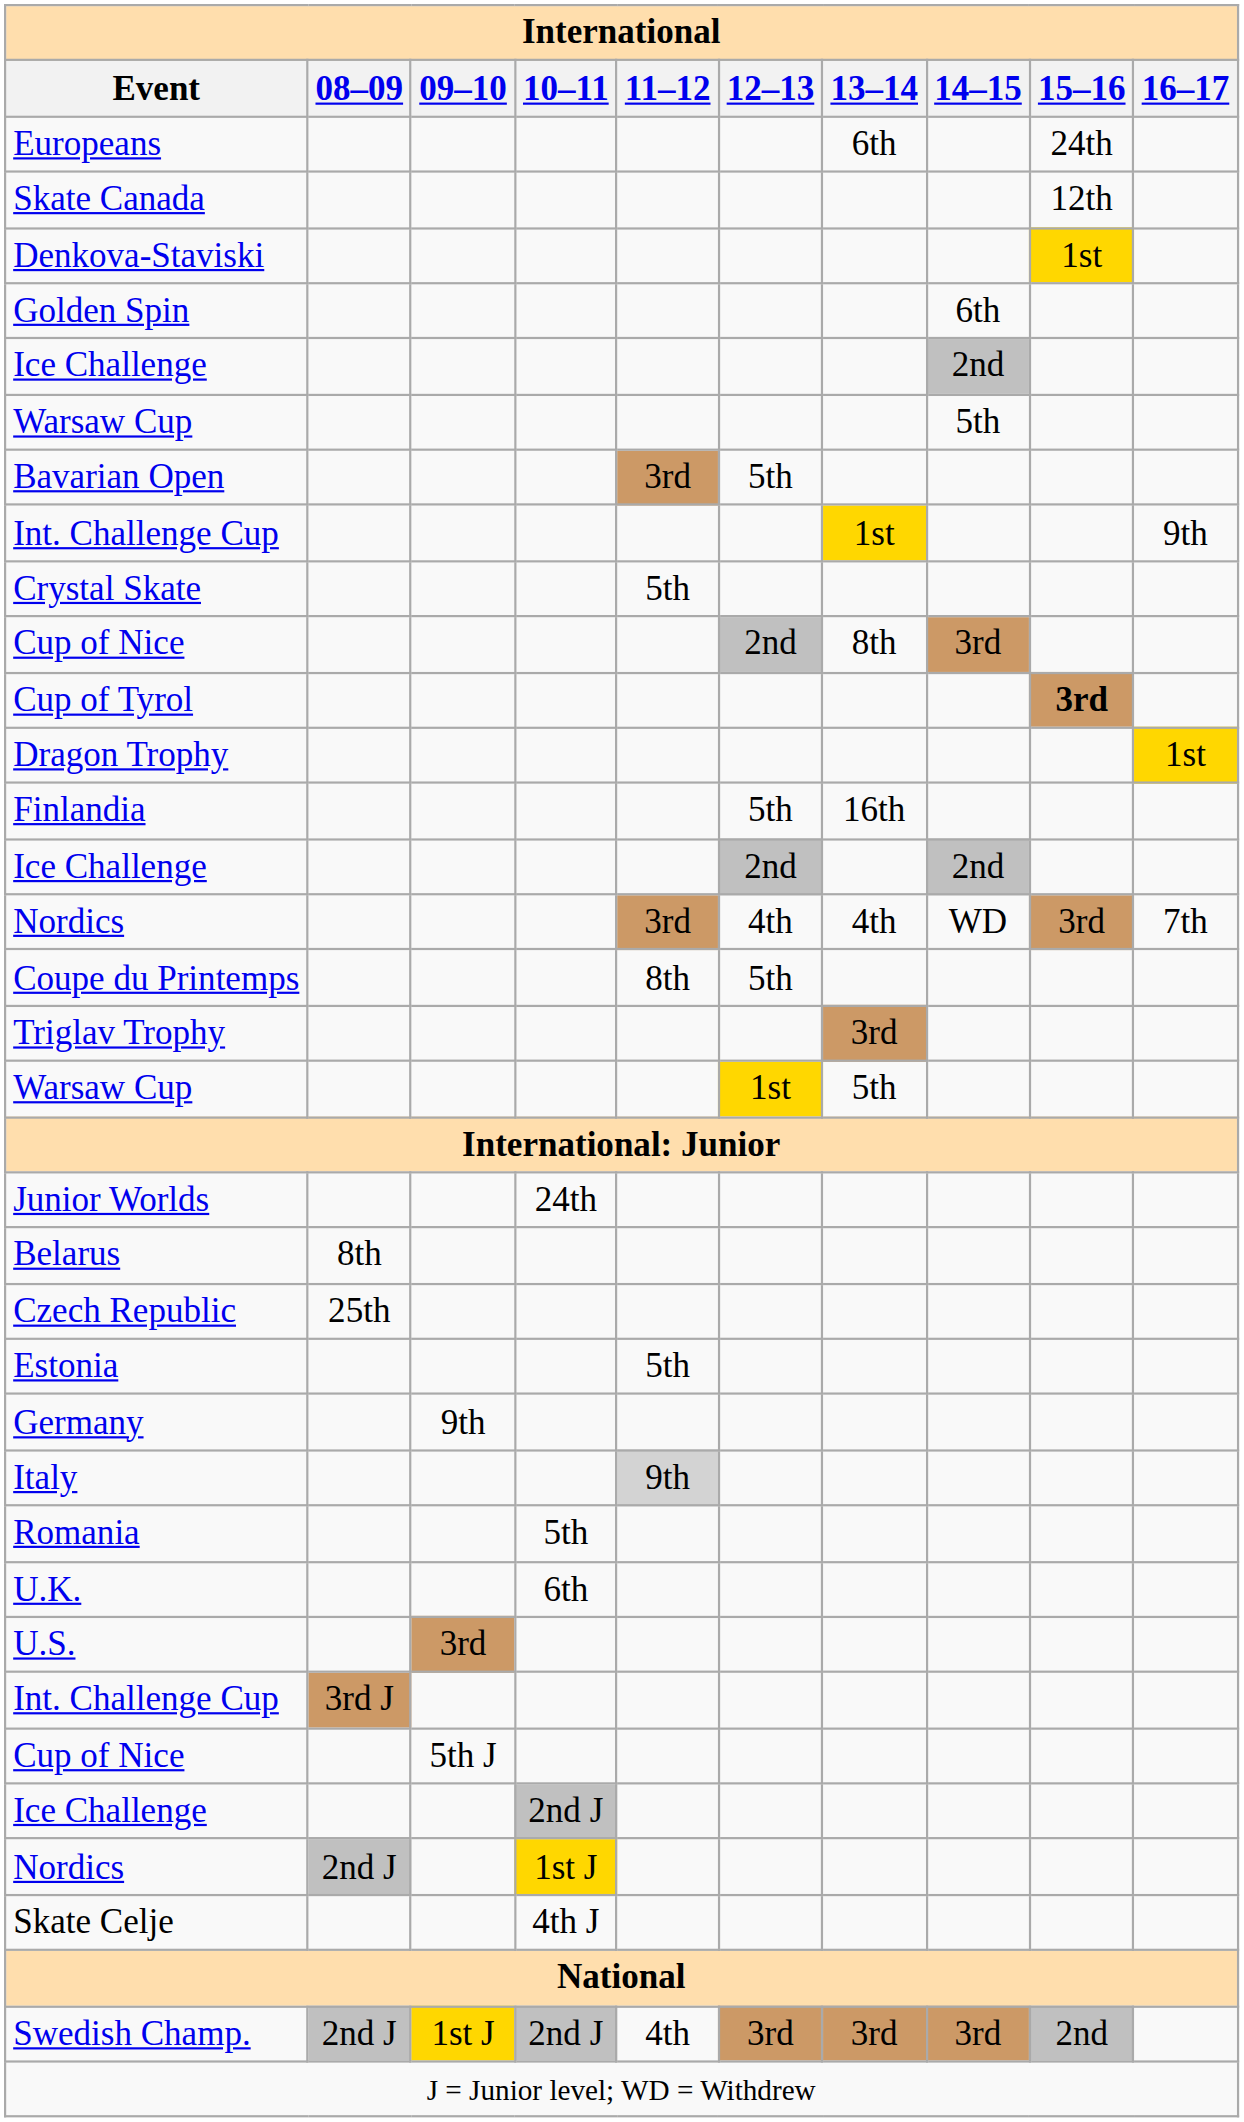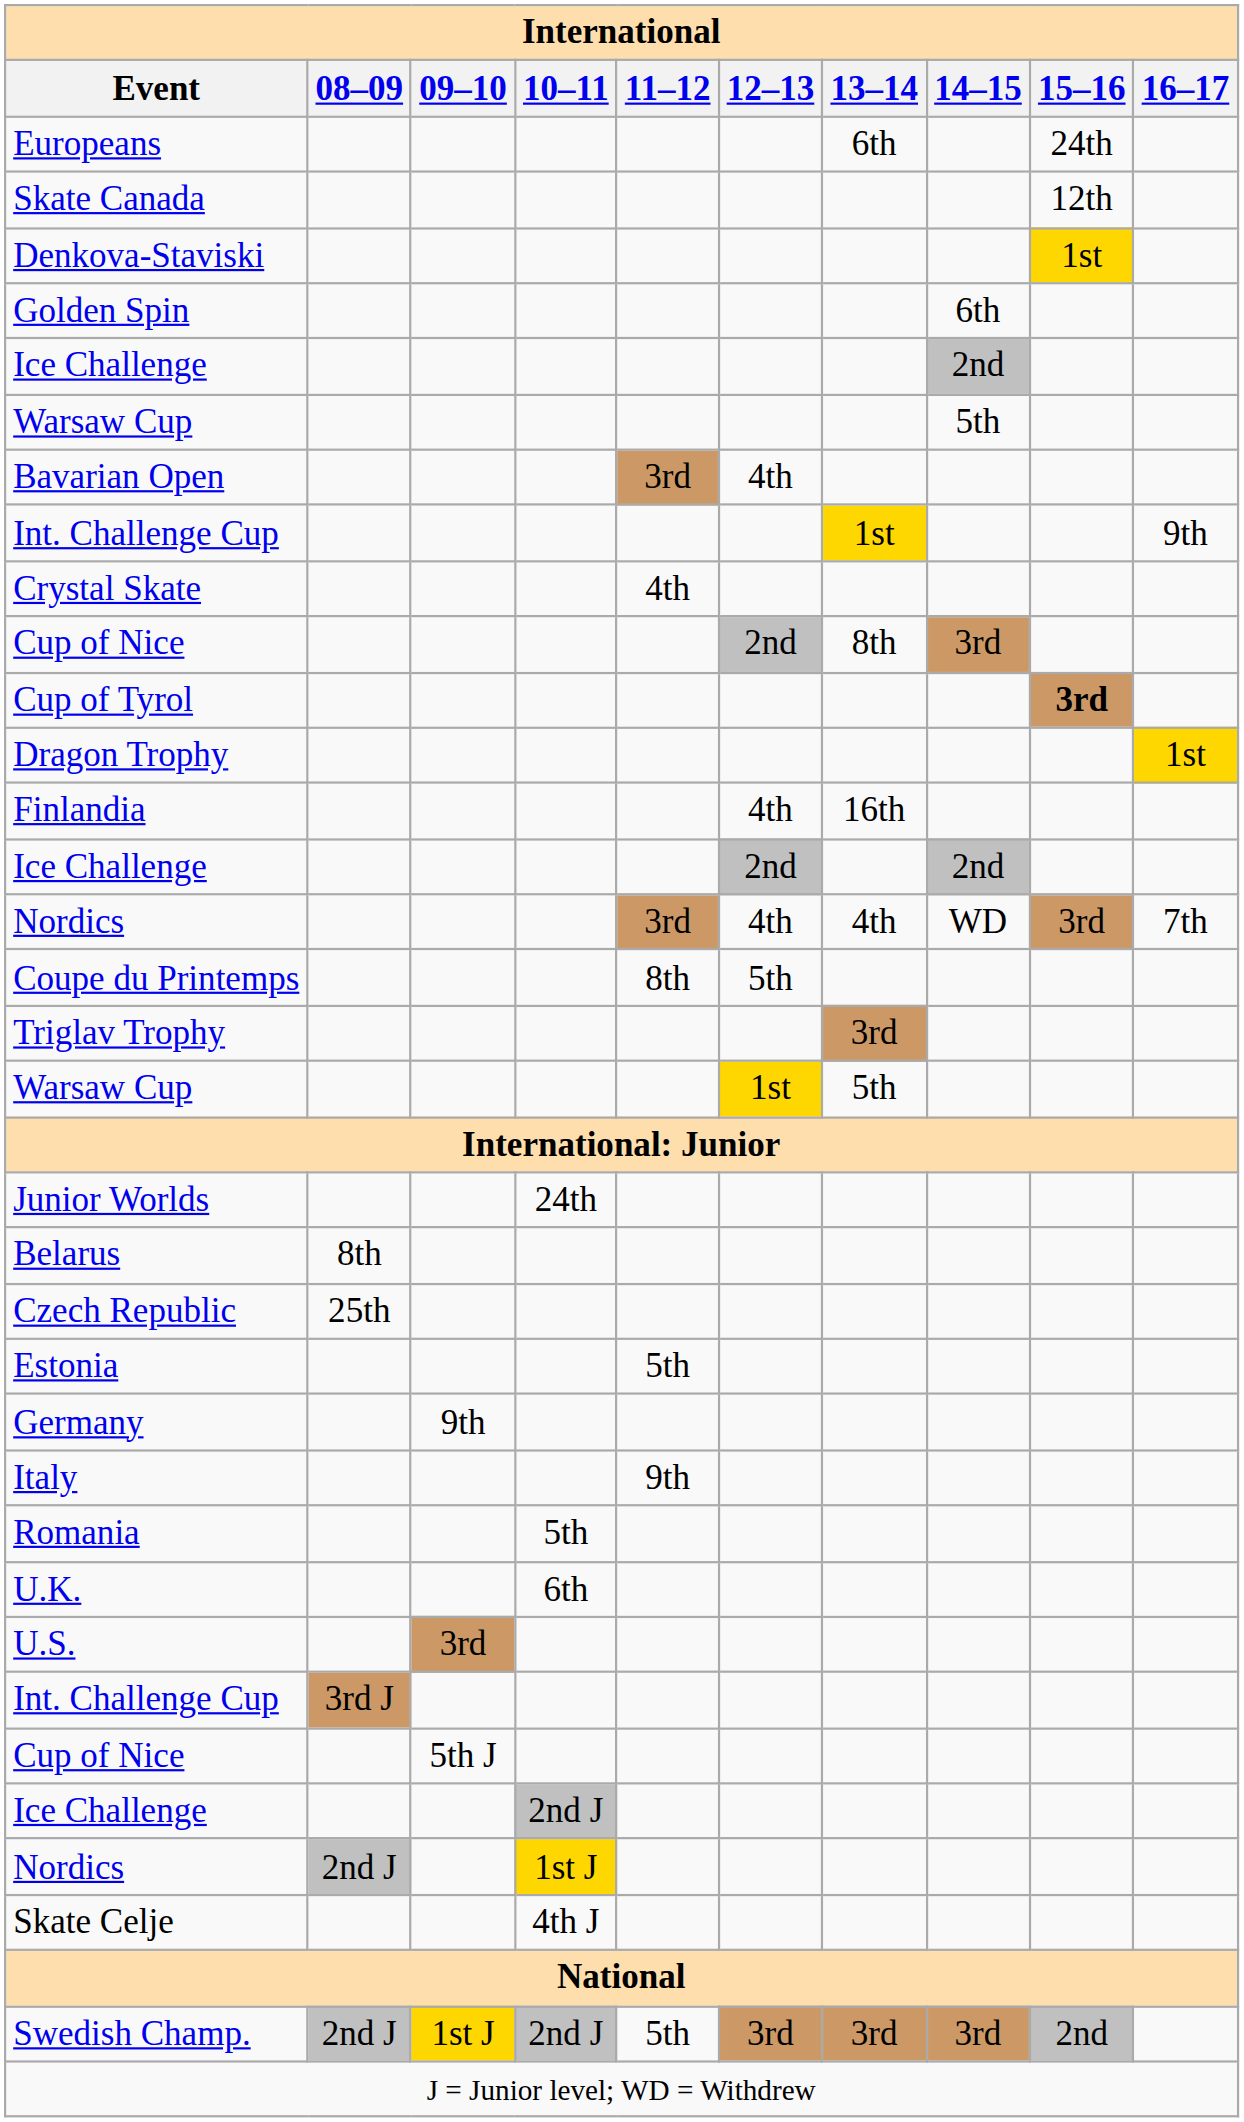(770, 476) 5th -> (770, 476) 4th
(668, 587) 5th -> (668, 587) 4th
(770, 810) 5th -> (770, 810) 4th
(668, 1477) lightgrey background -> (668, 1477) no background
(668, 2032) 4th -> (668, 2032) 5th
